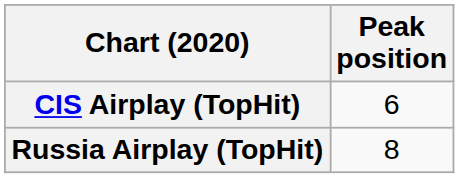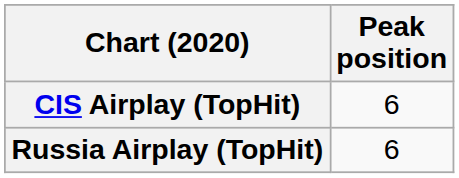(392, 149) 8 -> (392, 149) 6
